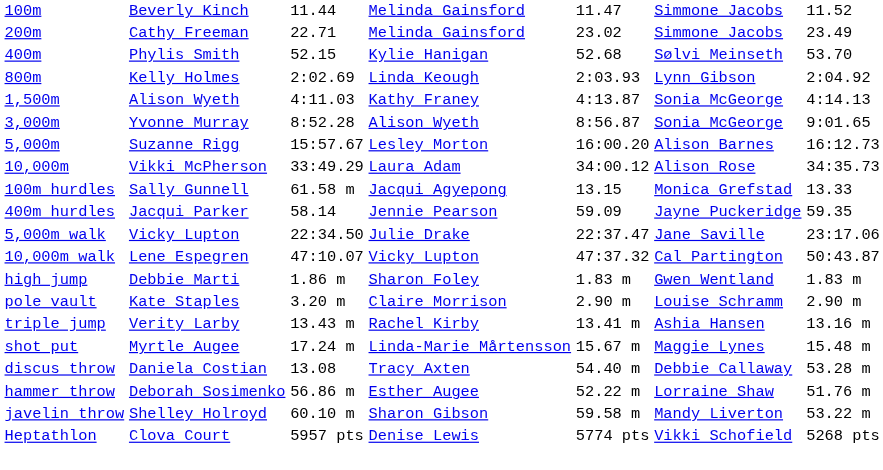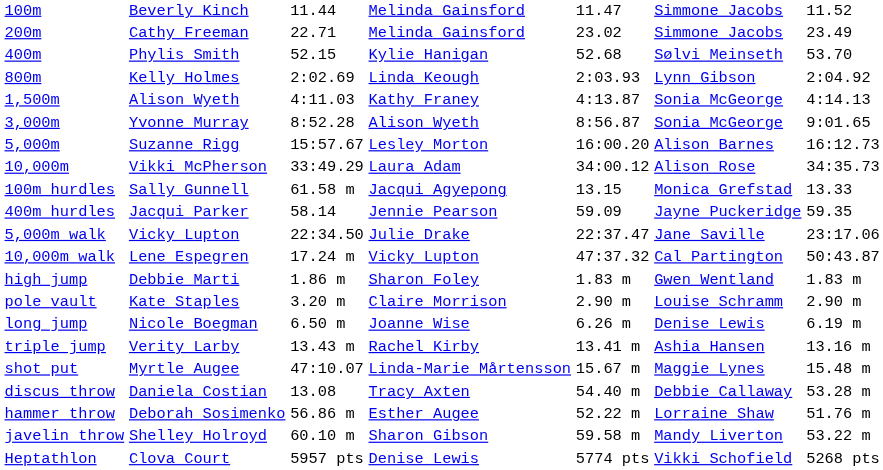(327, 257) 47:10.07 -> (322, 257) 17.24 m
+ row: (46, 324)
(322, 347) 17.24 m -> (327, 369) 47:10.07
